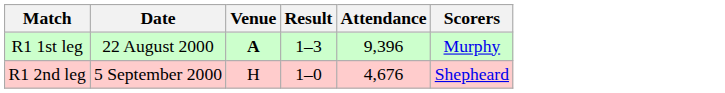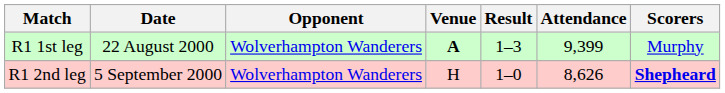+ column: (326, 18)
(384, 46) 9,396 -> (584, 46) 9,399
(384, 74) 4,676 -> (584, 74) 8,626
(472, 74) normal -> (675, 74) bold
